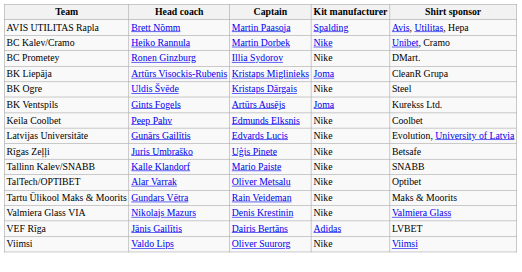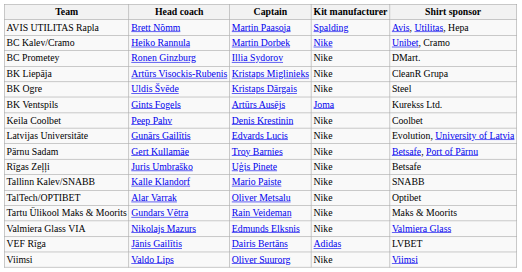(324, 74) Joma -> (323, 74) Nike
(266, 120) Edmunds Elksnis -> (263, 120) Denis Krestinin
+ row: (32, 151)
(263, 213) Denis Krestinin -> (266, 228) Edmunds Elksnis
